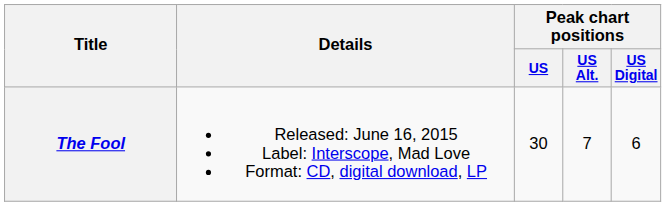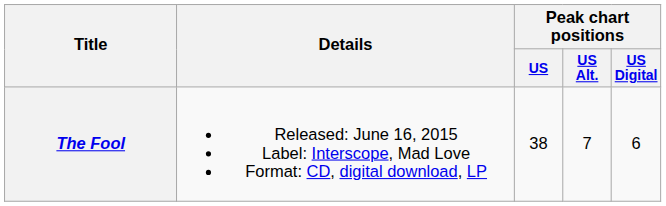(538, 144) 30 -> (538, 144) 38
